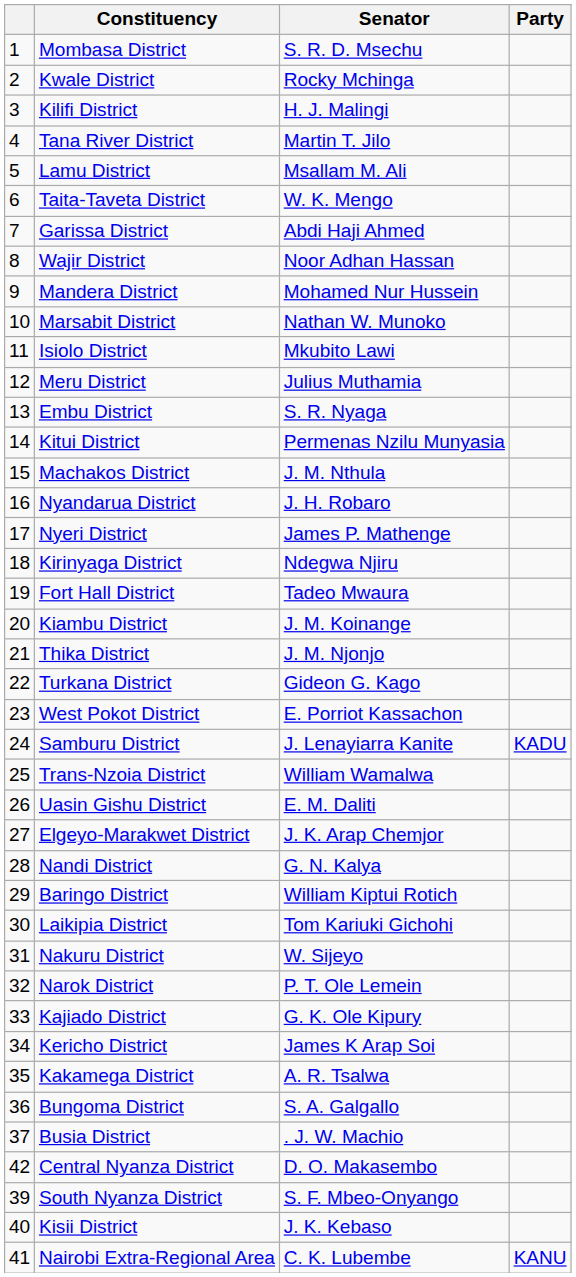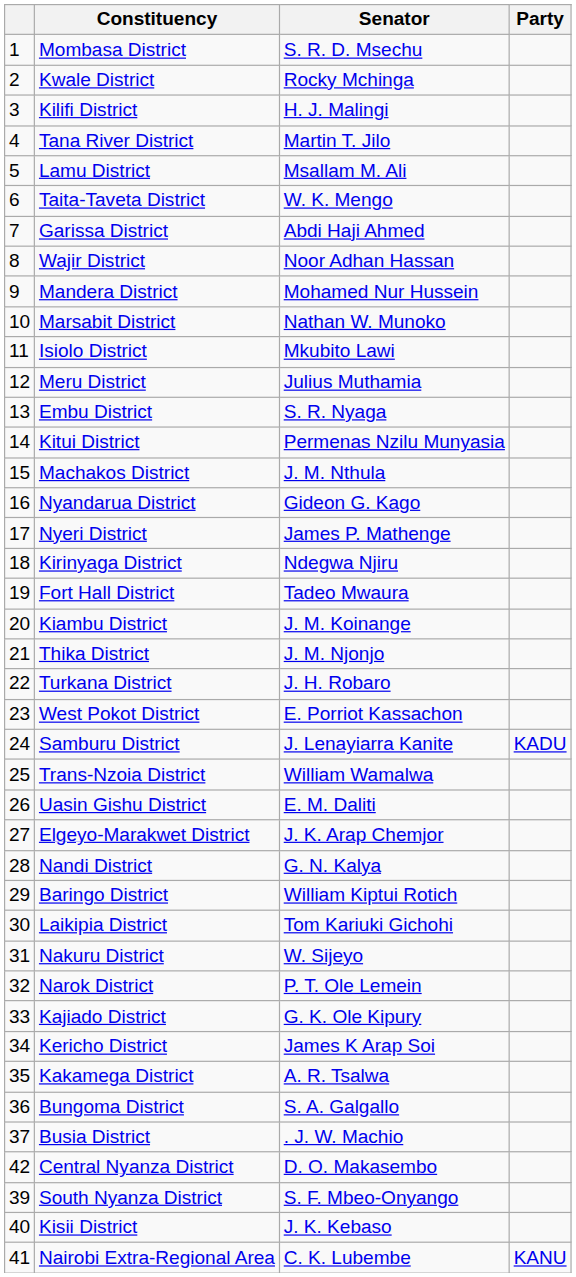(337, 502) J. H. Robaro -> (352, 502) Gideon G. Kago
(352, 683) Gideon G. Kago -> (337, 683) J. H. Robaro
